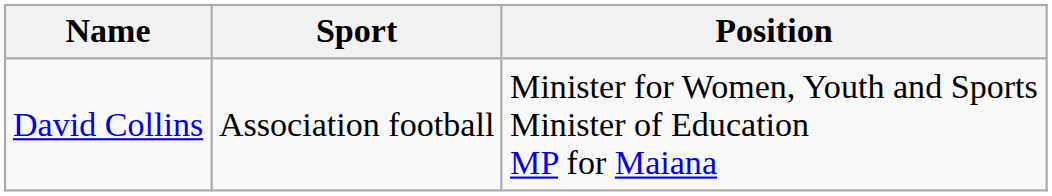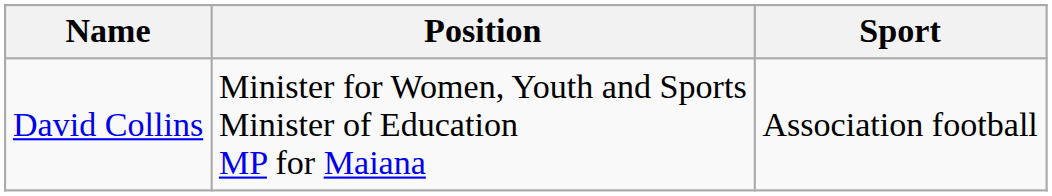columns swapped: (357, 31) <-> (774, 31)
